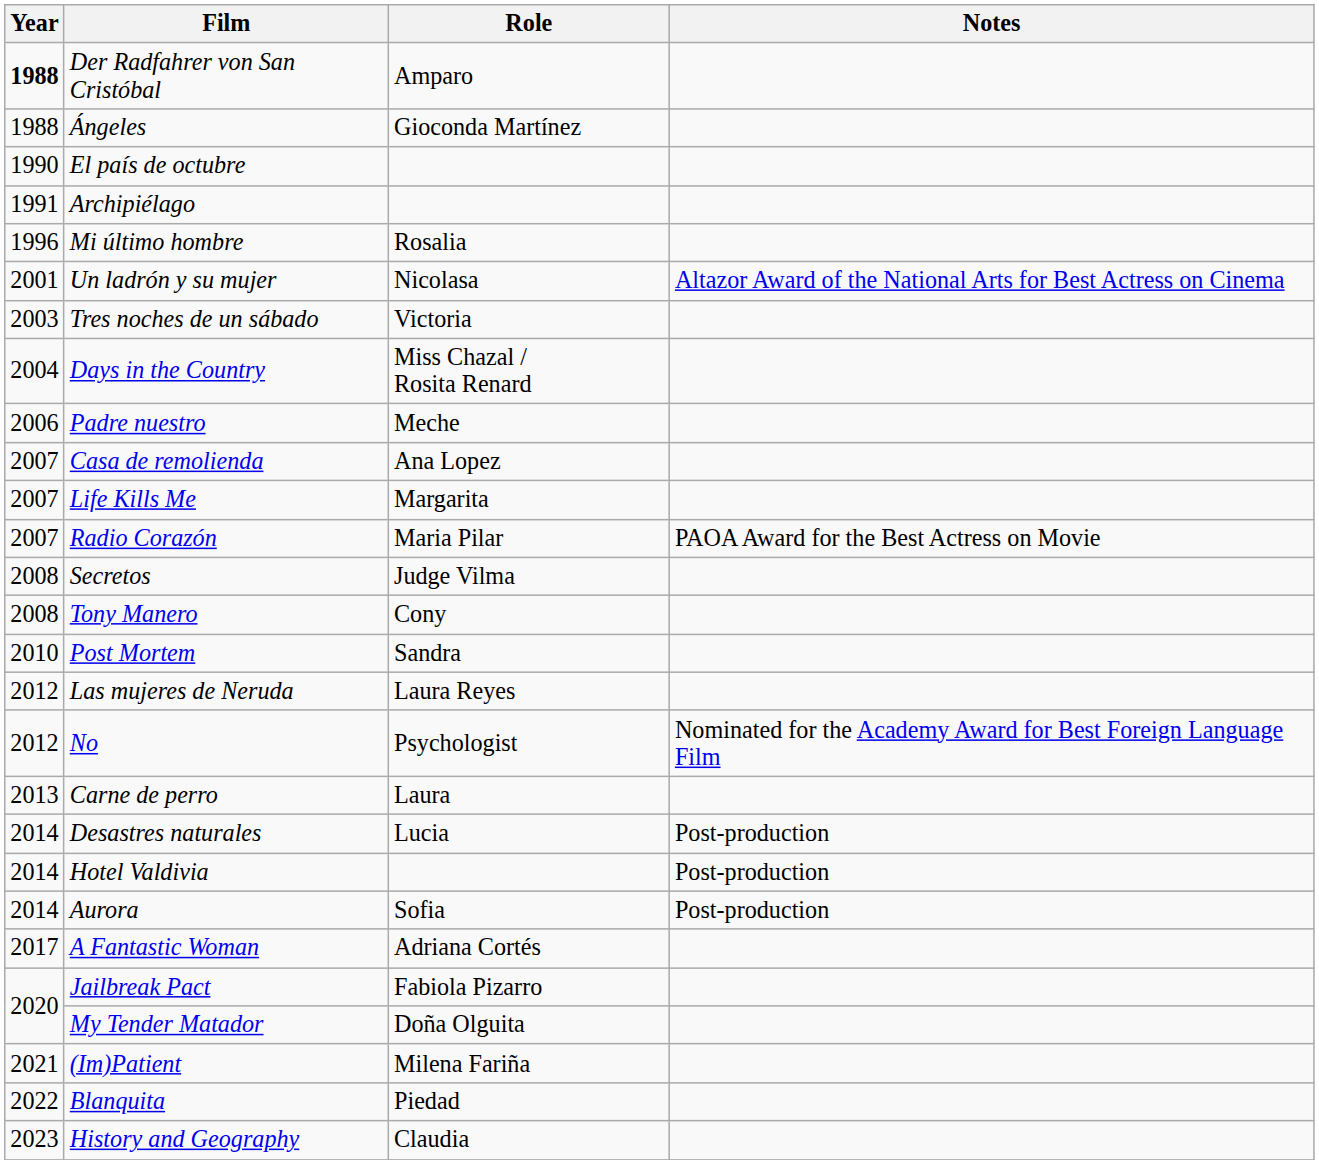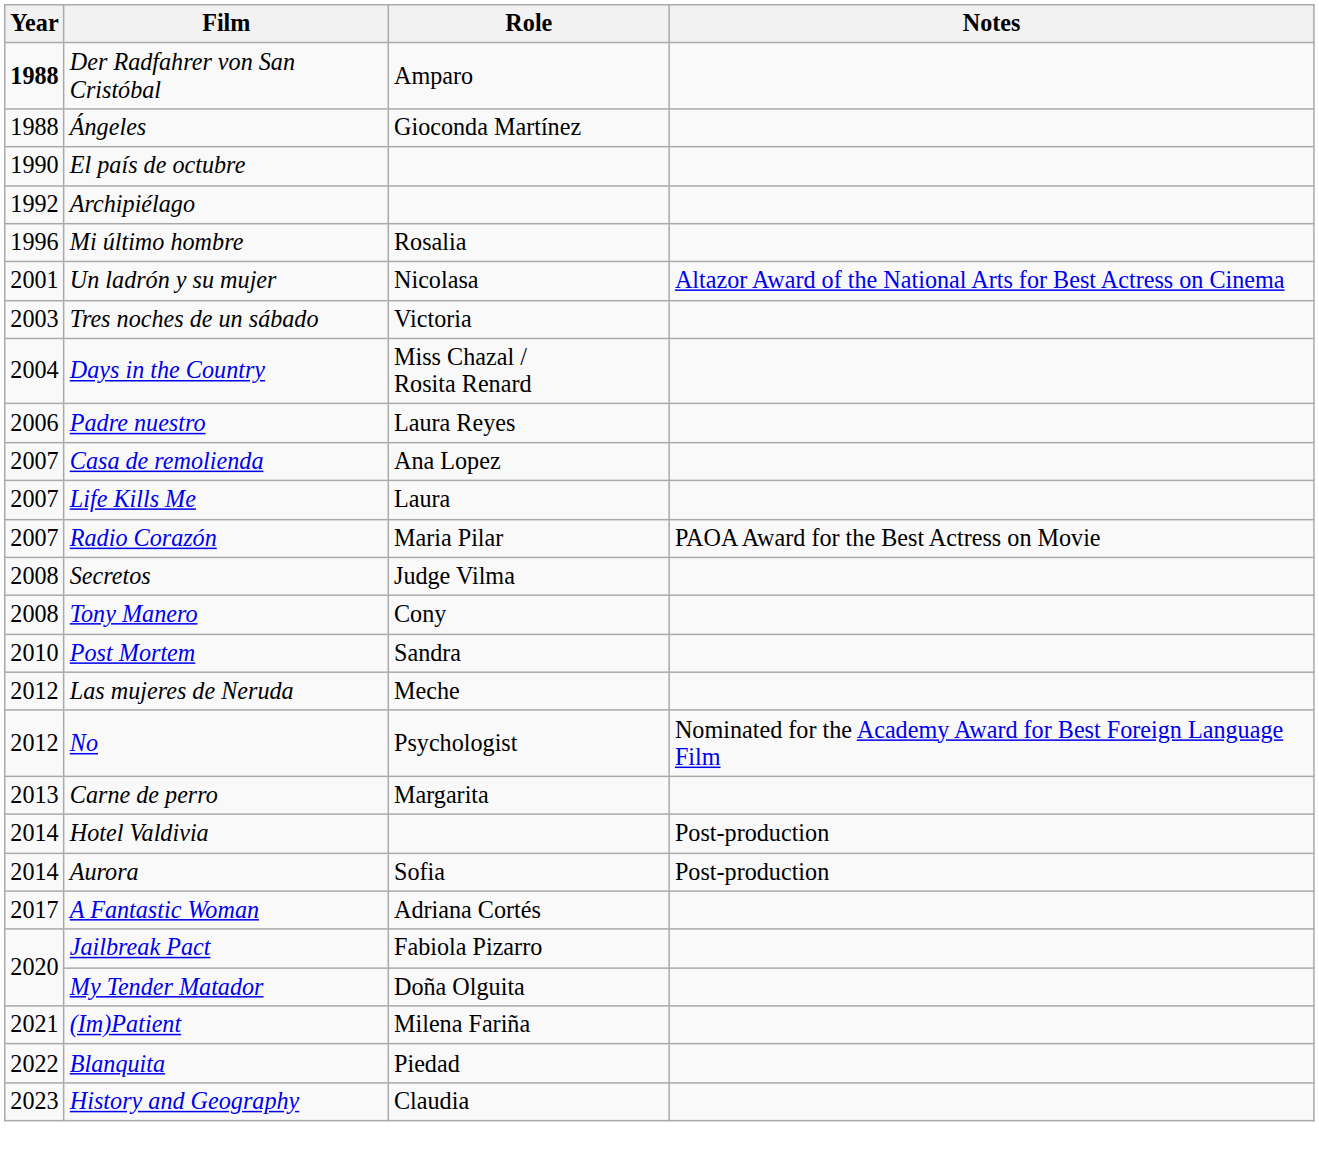(34, 204) 1991 -> (34, 204) 1992
(427, 422) Meche -> (455, 422) Laura Reyes
(441, 499) Margarita -> (422, 499) Laura
(455, 691) Laura Reyes -> (427, 691) Meche
(422, 794) Laura -> (441, 794) Margarita
- row: (166, 833)
